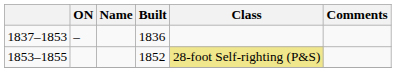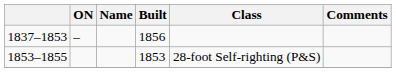(152, 36) 1836 -> (152, 36) 1856
(152, 57) 1852 -> (152, 57) 1853
(247, 57) khaki background -> (247, 57) no background
